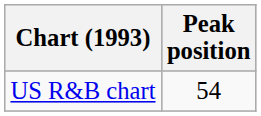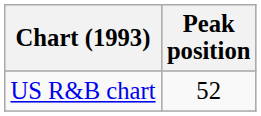(209, 90) 54 -> (209, 90) 52
